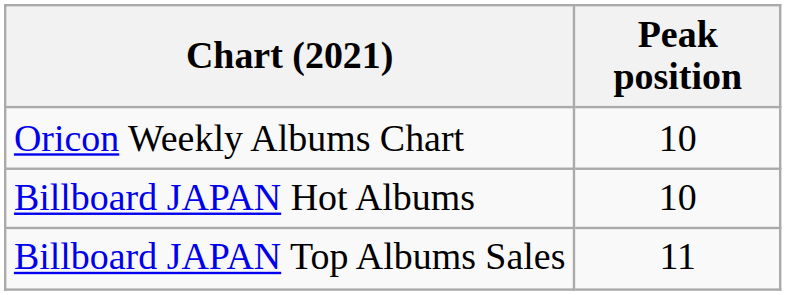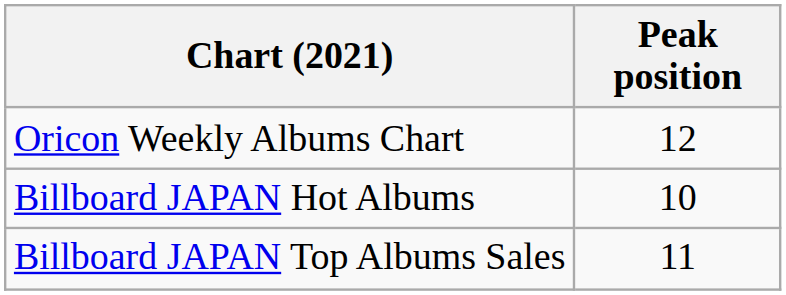(678, 137) 10 -> (678, 137) 12
